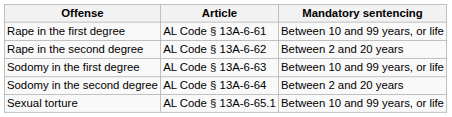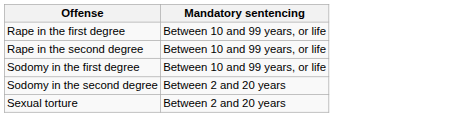- column: (219, 13)
(342, 49) Between 2 and 20 years -> (245, 49) Between 10 and 99 years, or life
(362, 103) Between 10 and 99 years, or life -> (224, 103) Between 2 and 20 years
